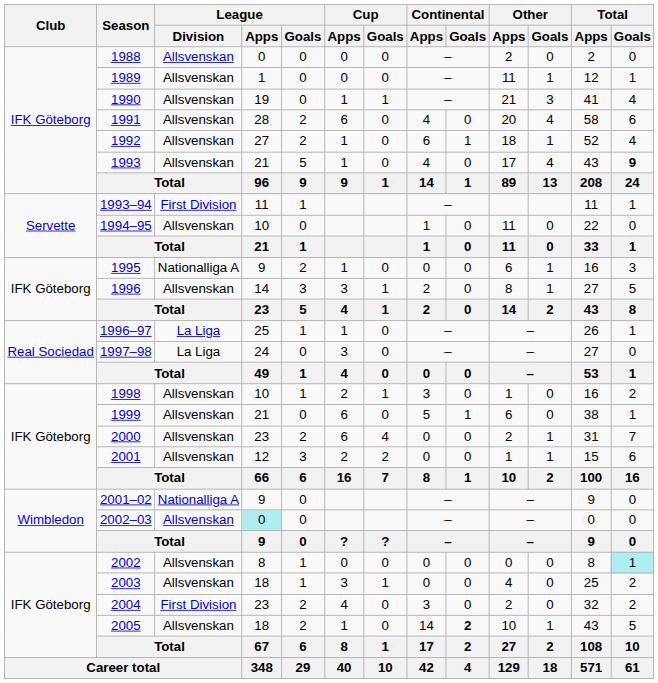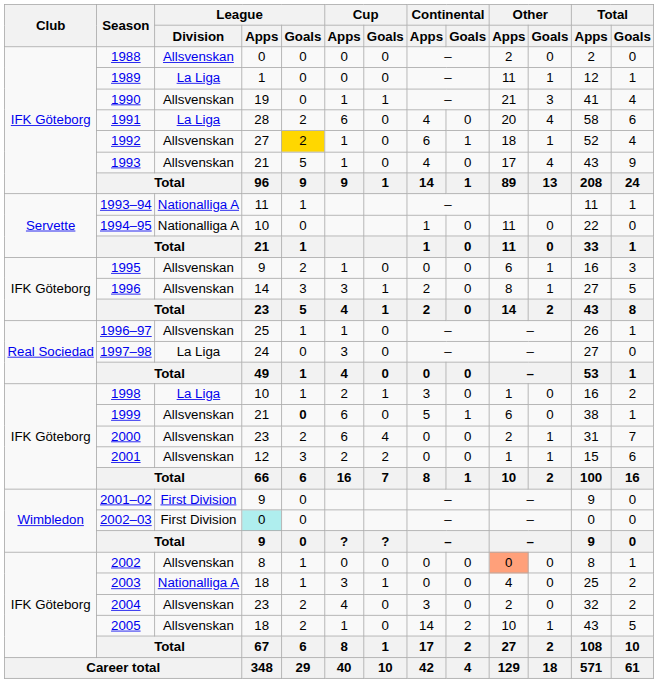(198, 78) Allsvenskan -> (198, 78) La Liga
(198, 120) Allsvenskan -> (198, 120) La Liga
(303, 141) no background -> (303, 141) gold background
(632, 162) bold -> (632, 162) normal
(198, 204) First Division -> (198, 204) Nationalliga A
(198, 225) Allsvenskan -> (198, 225) Nationalliga A
(198, 267) Nationalliga A -> (198, 267) Allsvenskan
(198, 330) La Liga -> (198, 330) Allsvenskan
(198, 394) Allsvenskan -> (198, 394) La Liga
(303, 415) normal -> (303, 415) bold
(198, 499) Nationalliga A -> (198, 499) First Division
(198, 520) Allsvenskan -> (198, 520) First Division
(509, 562) no background -> (509, 562) lightsalmon background
(632, 562) paleturquoise background -> (632, 562) no background
(198, 583) Allsvenskan -> (198, 583) Nationalliga A
(198, 604) First Division -> (198, 604) Allsvenskan
(468, 625) bold -> (468, 625) normal
